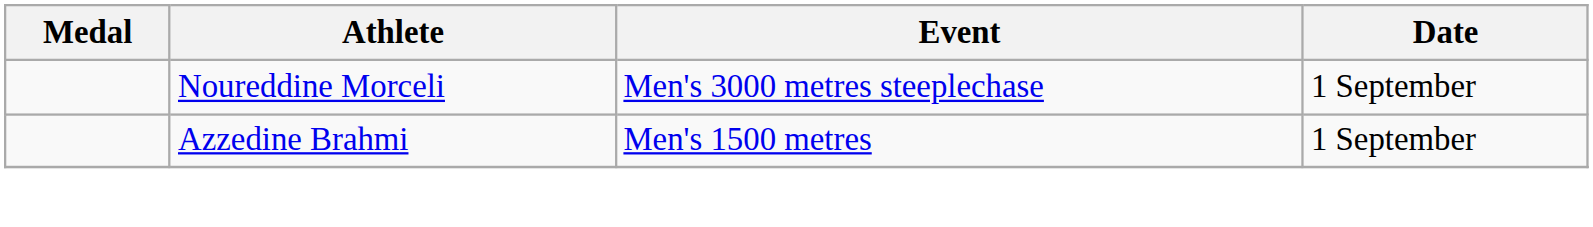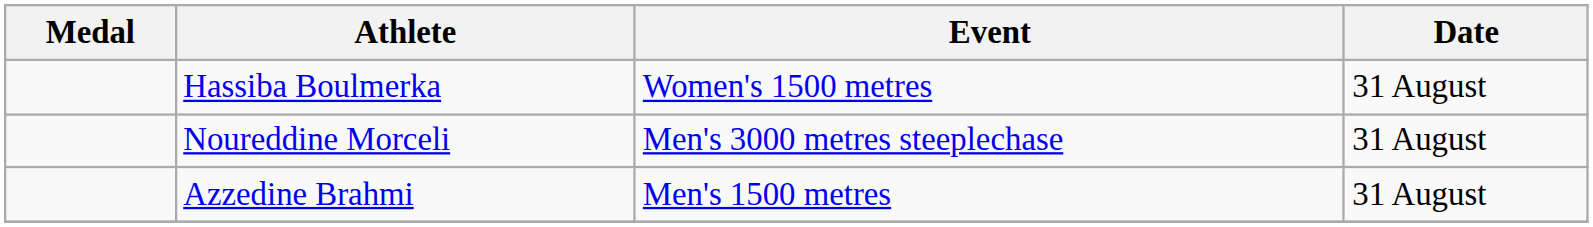+ row: (312, 86)
(1393, 86) 1 September -> (1419, 140) 31 August
(1393, 140) 1 September -> (1419, 194) 31 August
